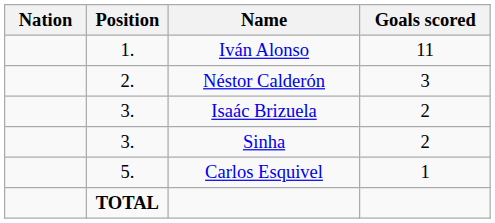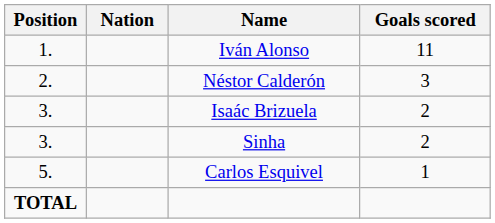columns swapped: (127, 19) <-> (46, 19)
